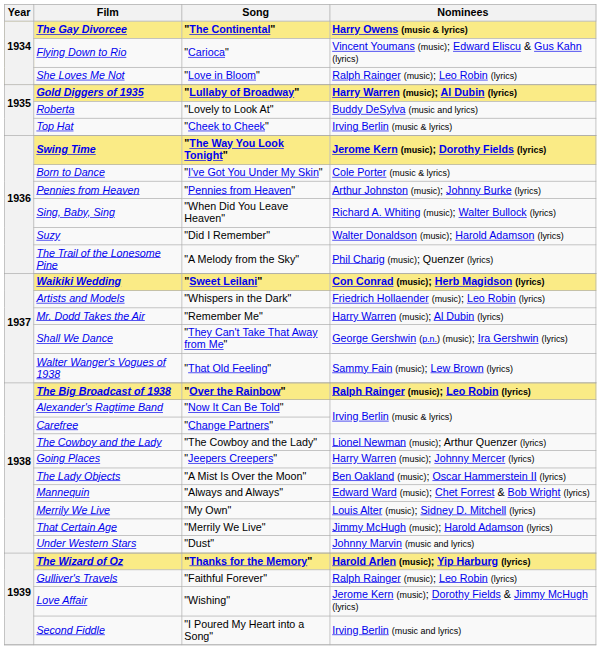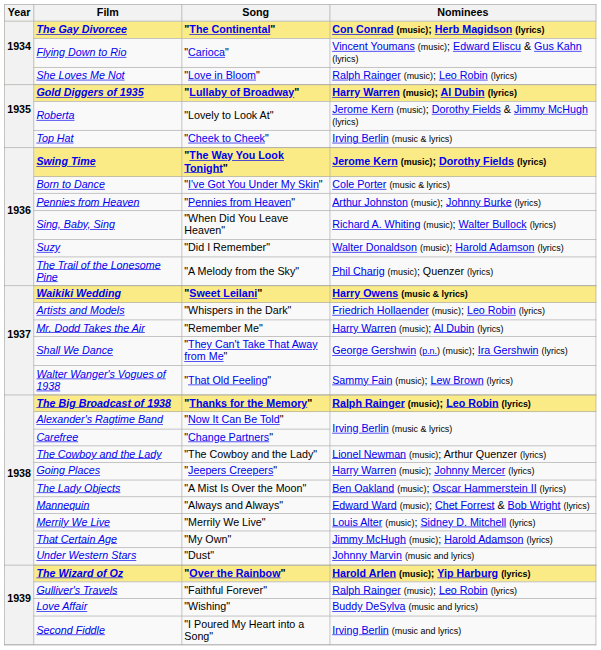(400, 30) Harry Owens (music & lyrics) -> (438, 30) Con Conrad (music); Herb Magidson (lyrics)
(405, 110) Buddy DeSylva (music and lyrics) -> (460, 116) Jerome Kern (music); Dorothy Fields & Jimmy McHugh (lyrics)
(438, 282) Con Conrad (music); Herb Magidson (lyrics) -> (400, 294) Harry Owens (music & lyrics)
(235, 391) "Over the Rainbow" -> (248, 403) "Thanks for the Memory"
(208, 510) "My Own" -> (225, 522) "Merrily We Live"
(225, 527) "Merrily We Live" -> (208, 539) "My Own"
(248, 561) "Thanks for the Memory" -> (235, 573) "Over the Rainbow"
(460, 601) Jerome Kern (music); Dorothy Fields & Jimmy McHugh (lyrics) -> (405, 607) Buddy DeSylva (music and lyrics)
